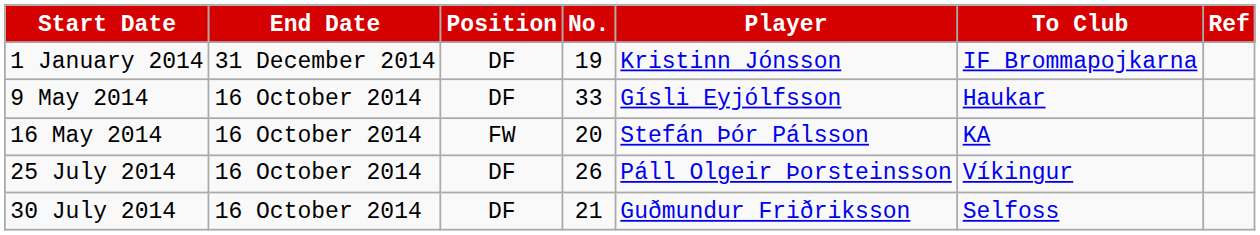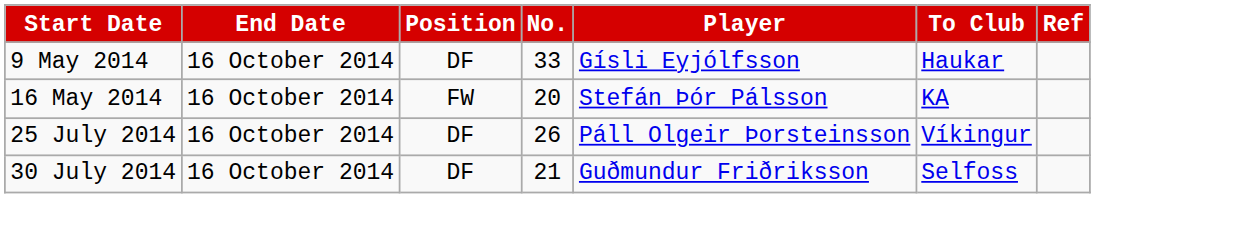- row: (107, 61)
